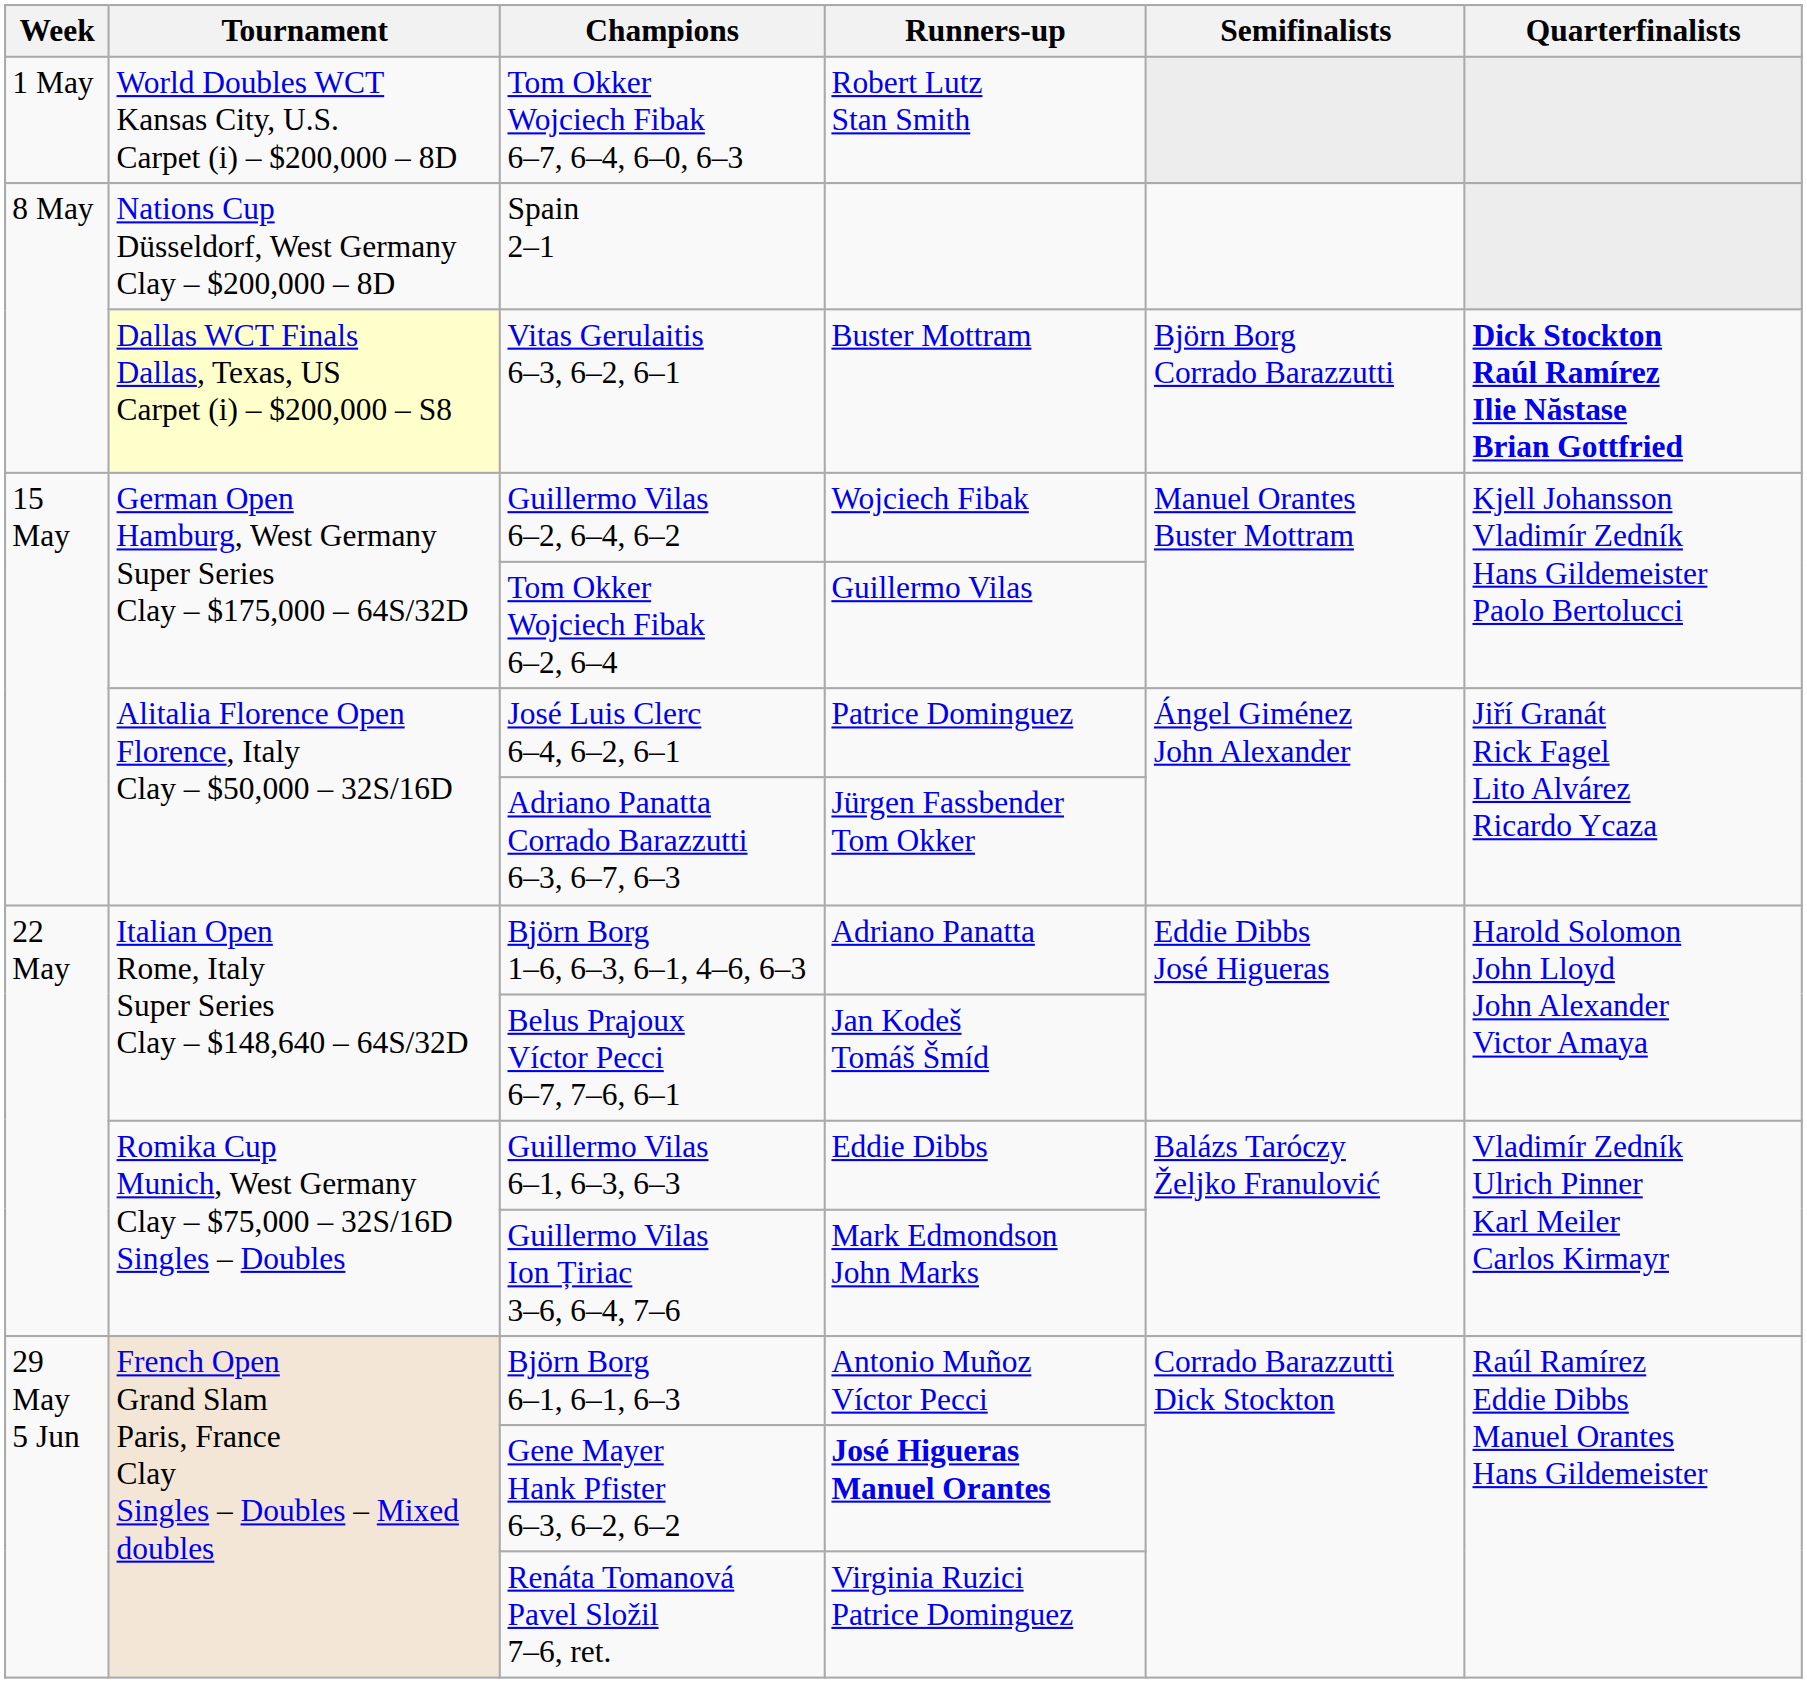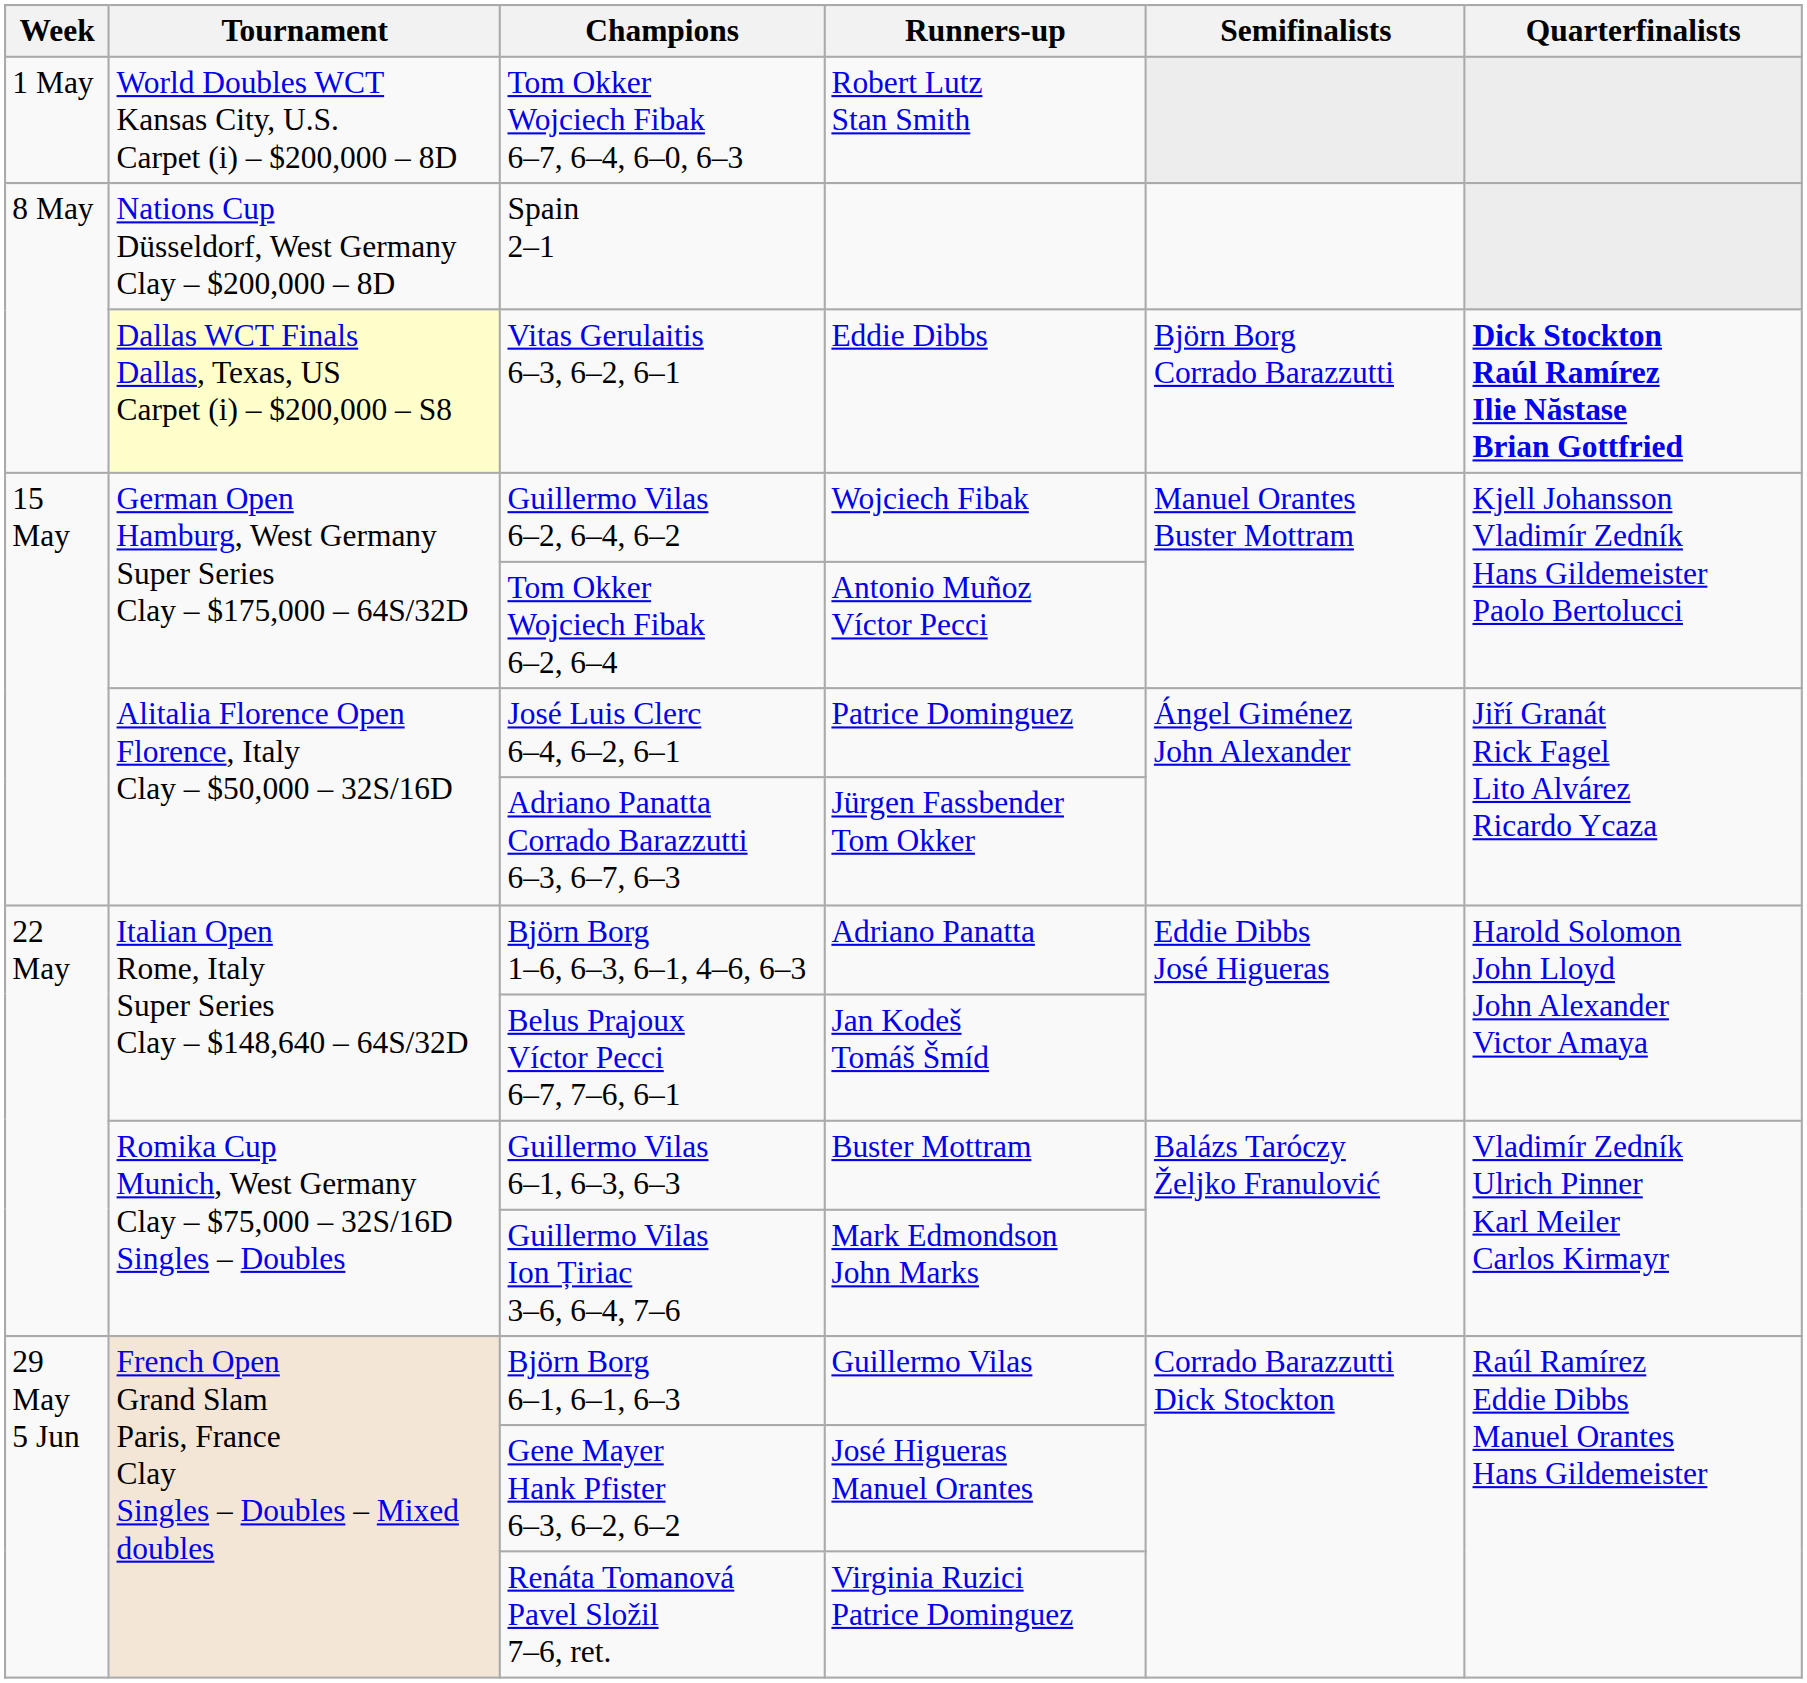(931, 335) Buster Mottram -> (910, 335) Eddie Dibbs
(932, 588) Guillermo Vilas -> (931, 606) Antonio Muñoz Víctor Pecci
(910, 1145) Eddie Dibbs -> (931, 1145) Buster Mottram
(931, 1379) Antonio Muñoz Víctor Pecci -> (932, 1361) Guillermo Vilas
(941, 1468) bold -> (932, 1468) normal
